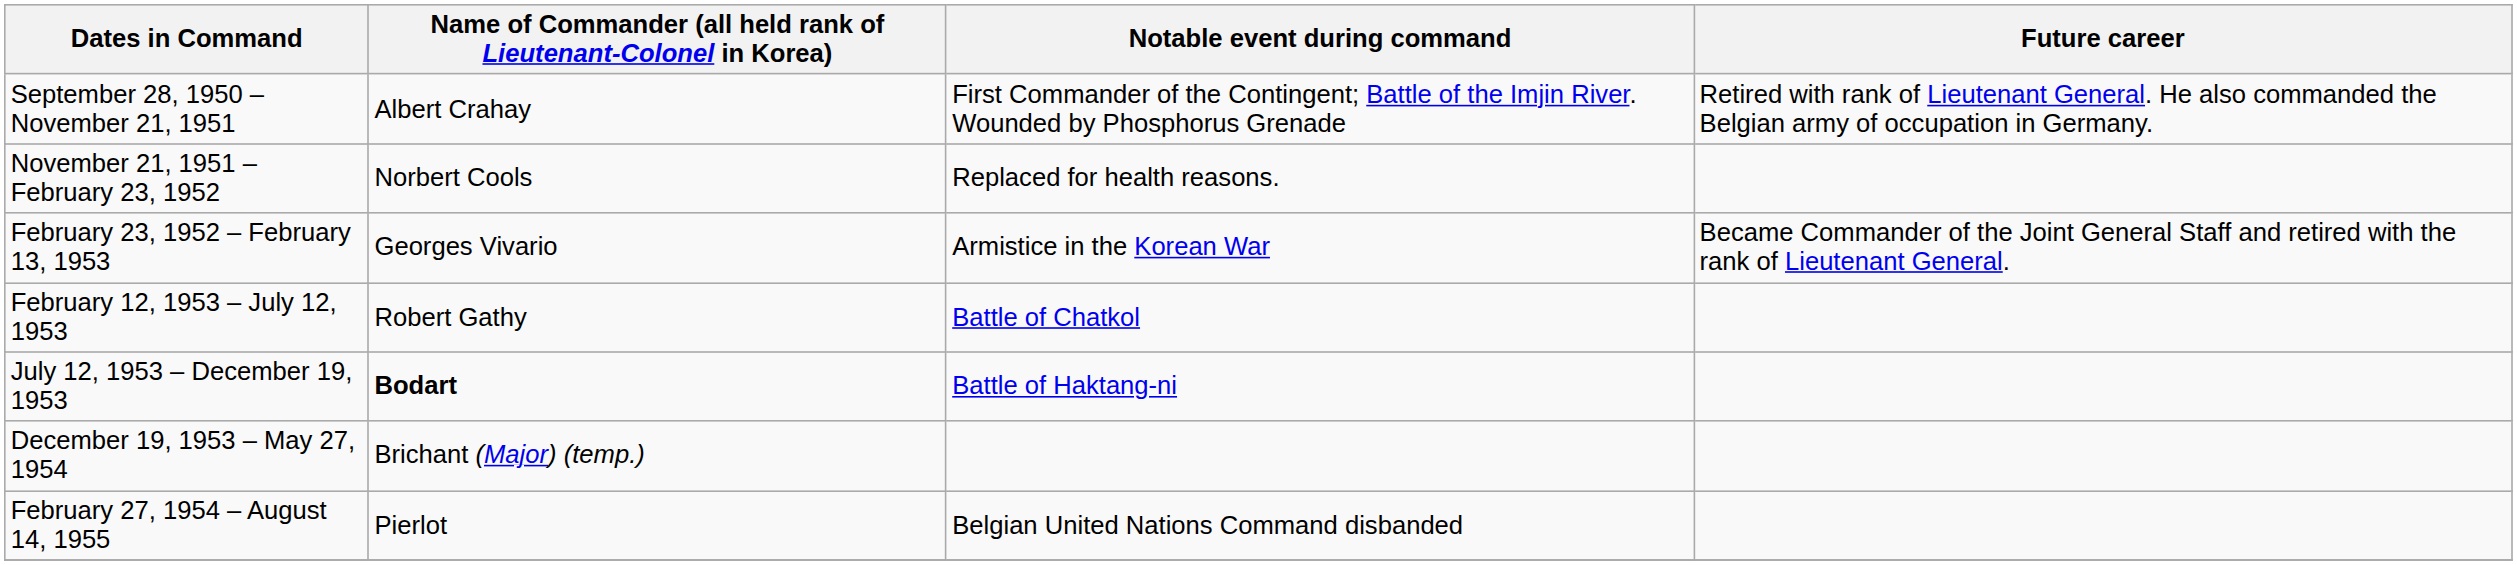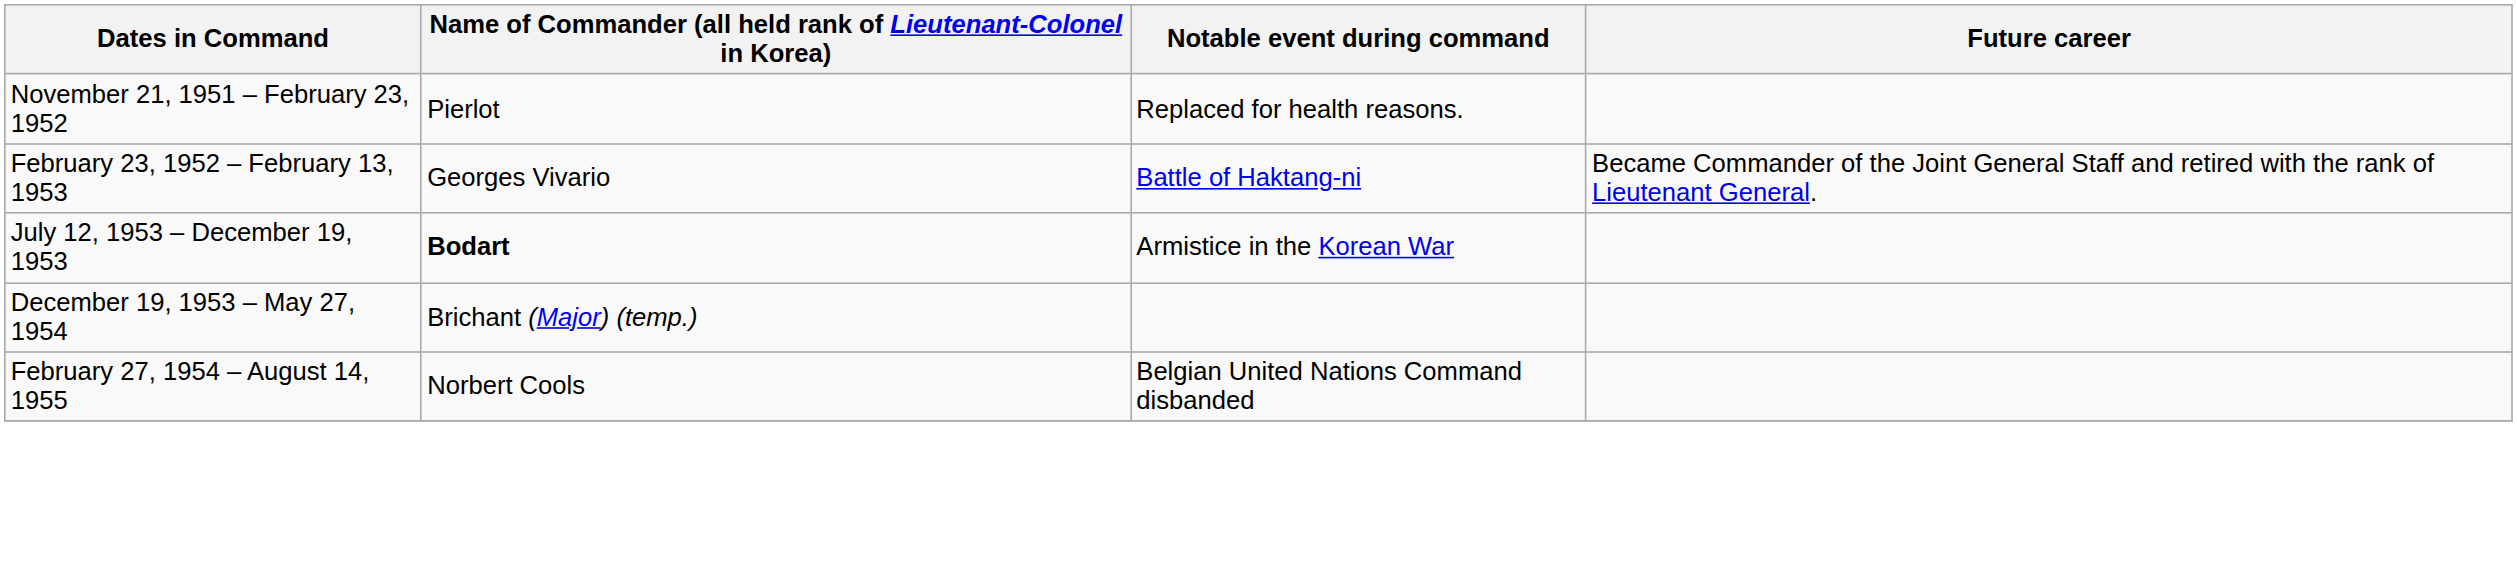- row: (137, 108)
(453, 178) Norbert Cools -> (463, 108) Pierlot
(1111, 247) Armistice in the Korean War -> (1249, 178) Battle of Haktang-ni
- row: (174, 316)
(1065, 386) Battle of Haktang-ni -> (1295, 247) Armistice in the Korean War
(411, 525) Pierlot -> (506, 386) Norbert Cools
